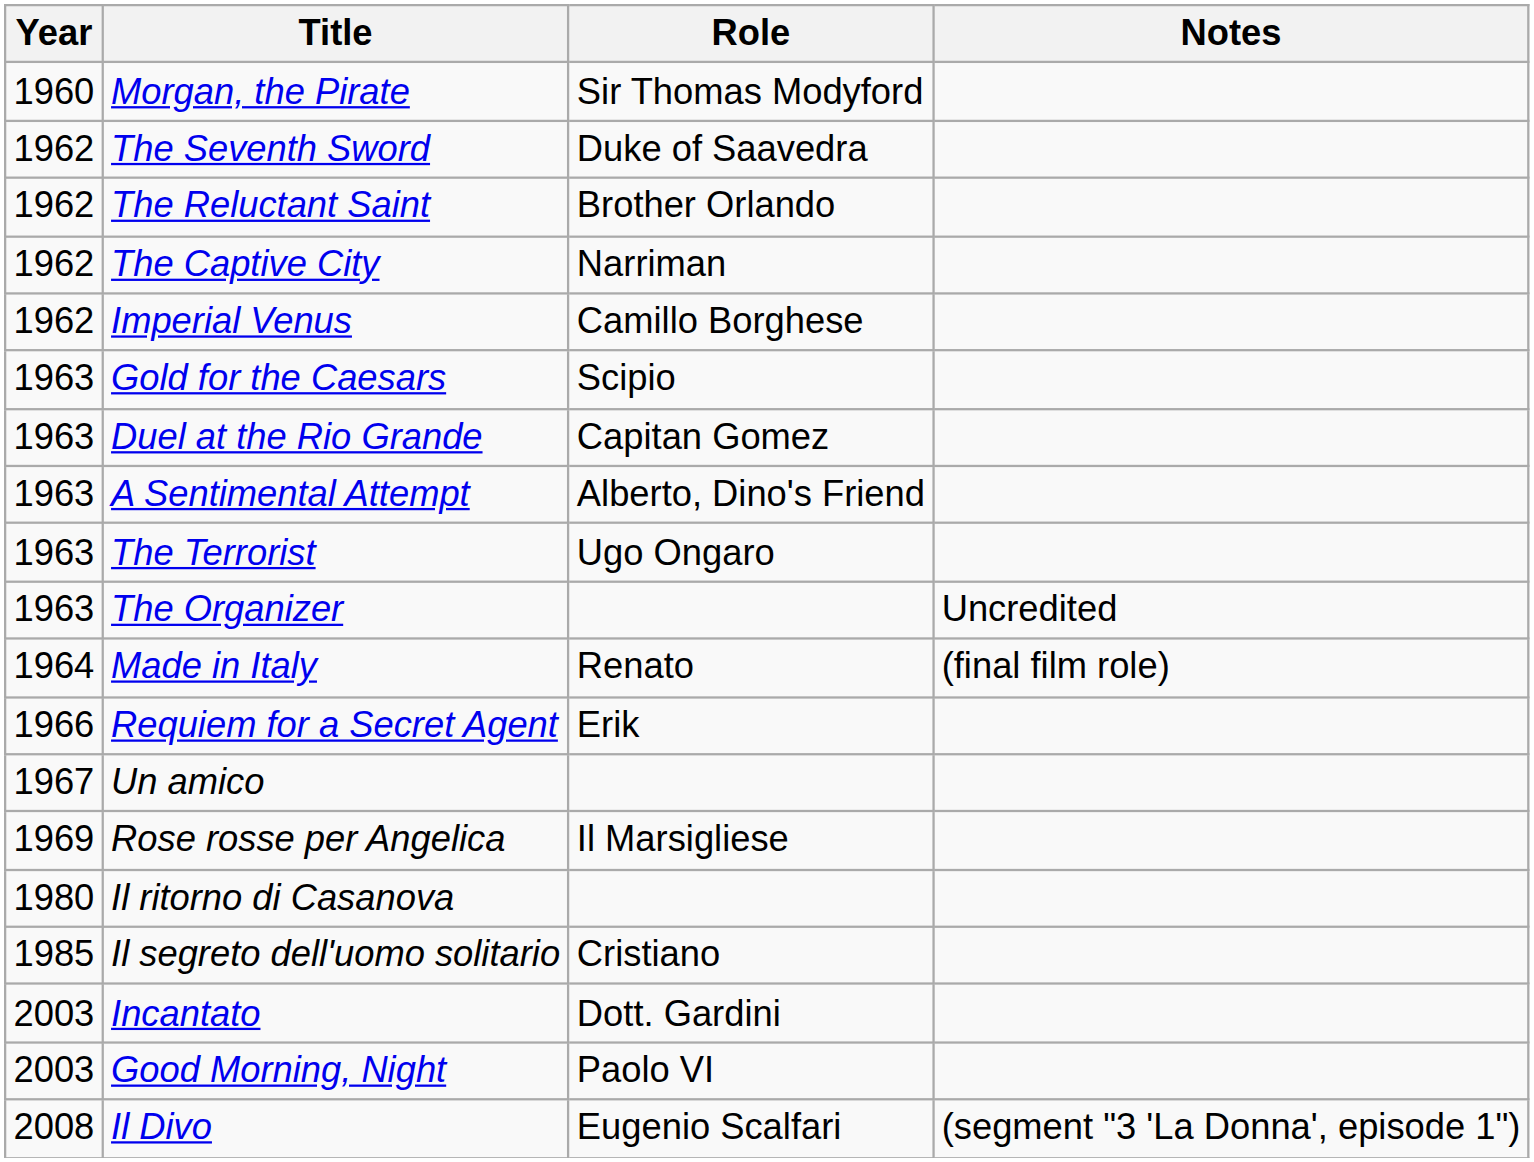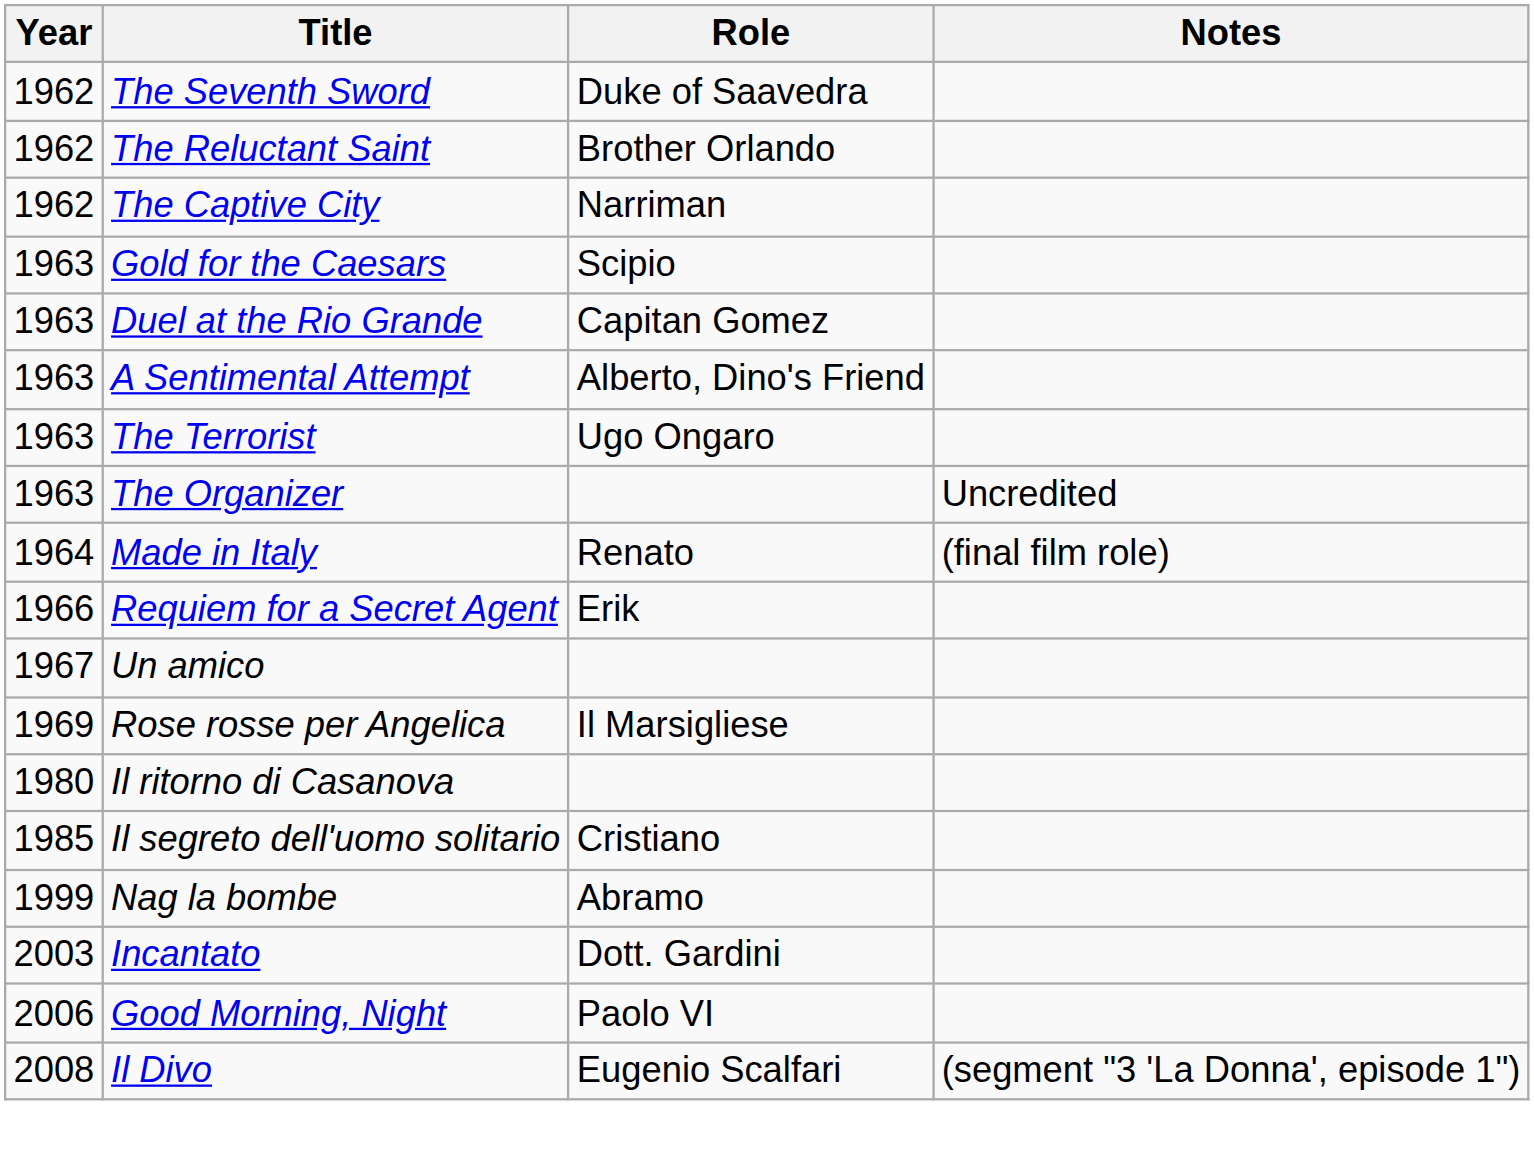- row: (260, 90)
- row: (231, 321)
+ row: (224, 897)
(54, 1070) 2003 -> (54, 1012) 2006
